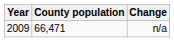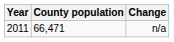(18, 28) 2009 -> (18, 28) 2011
